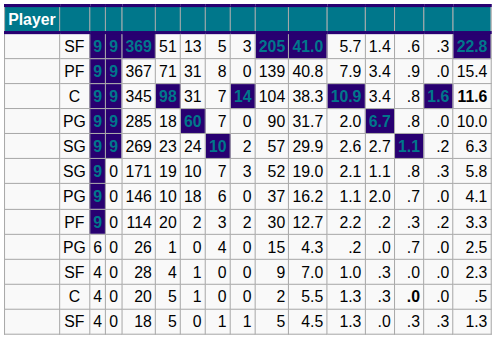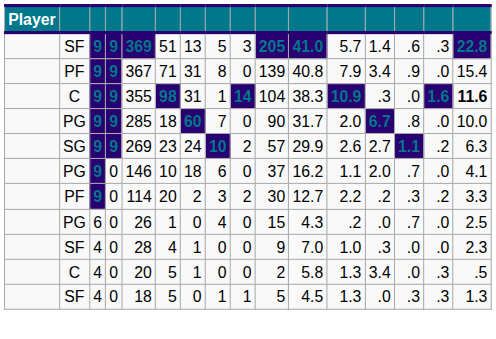(139, 96) 345 -> (139, 96) 355
(222, 96) 7 -> (222, 96) 1
(380, 96) 3.4 -> (384, 96) .3
(413, 96) .8 -> (413, 96) .0
- row: (74, 172)
(312, 297) 5.5 -> (312, 272) 5.8
(384, 297) .3 -> (380, 272) 3.4
(413, 297) bold -> (413, 272) normal
(443, 297) .0 -> (443, 272) .3
